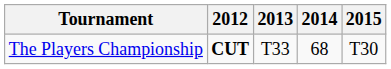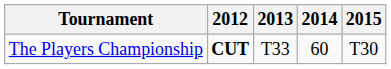(320, 49) 68 -> (320, 49) 60
